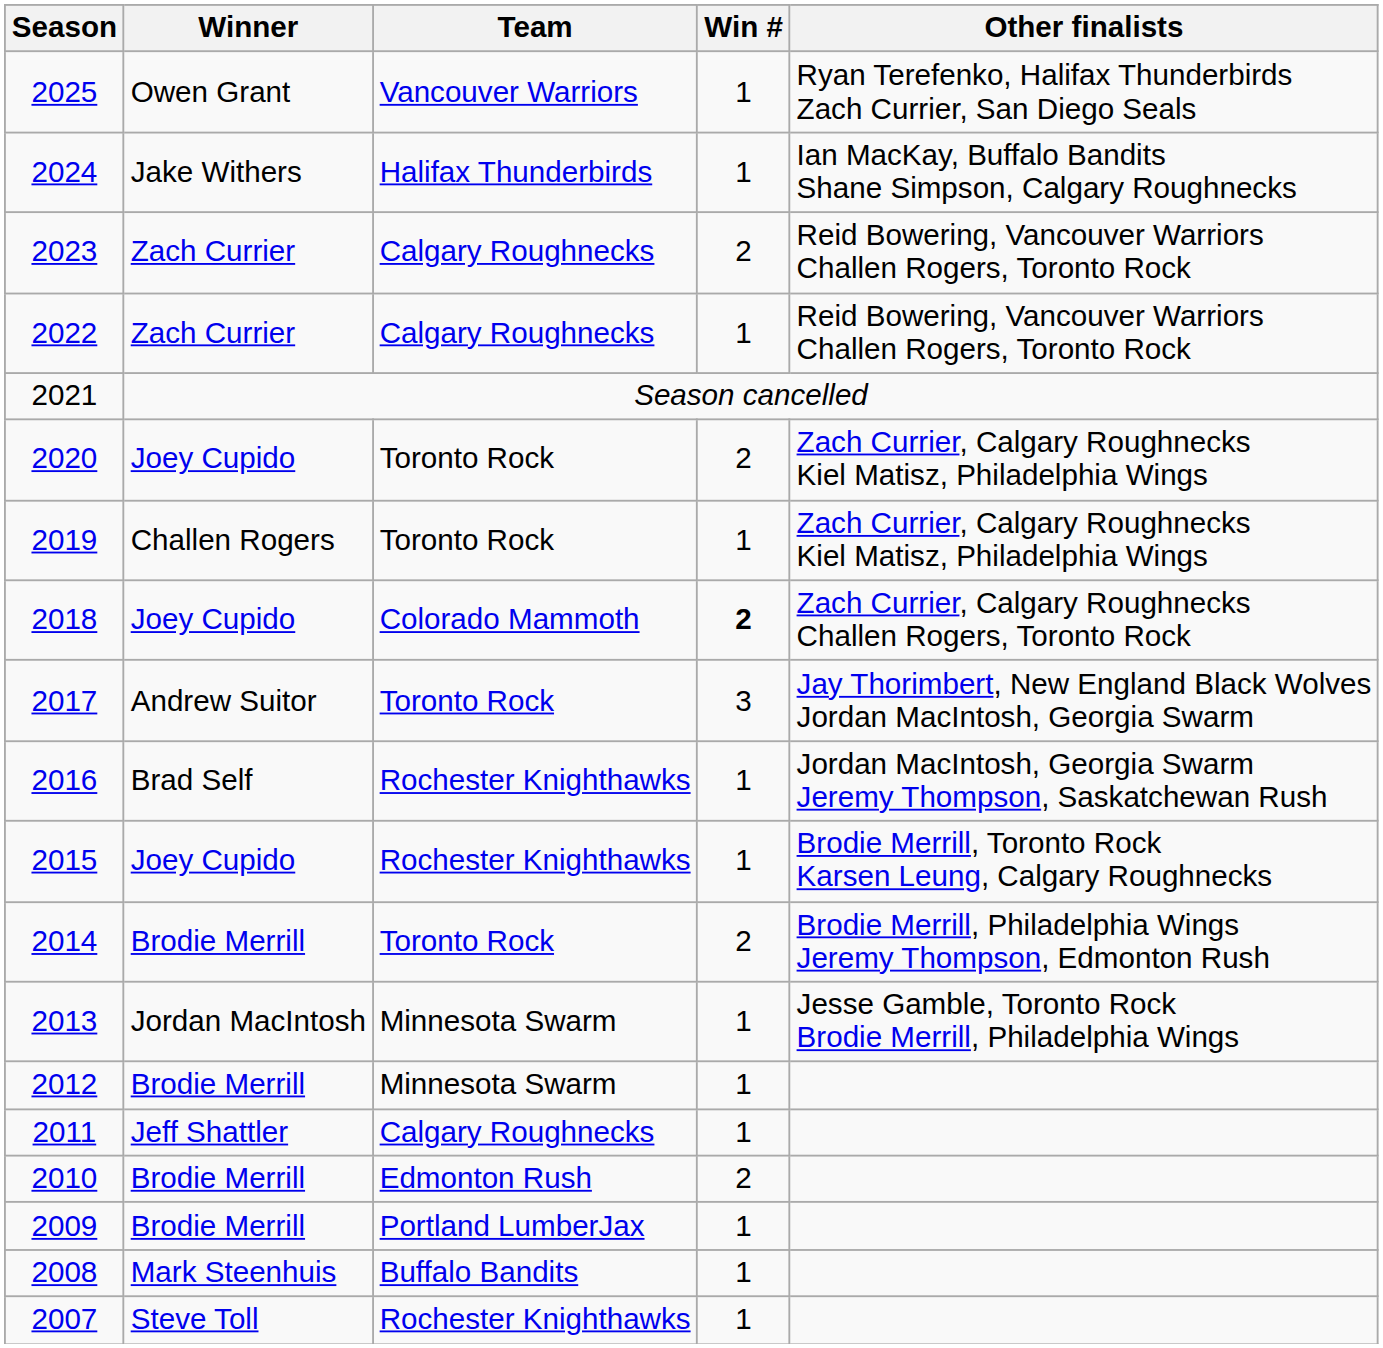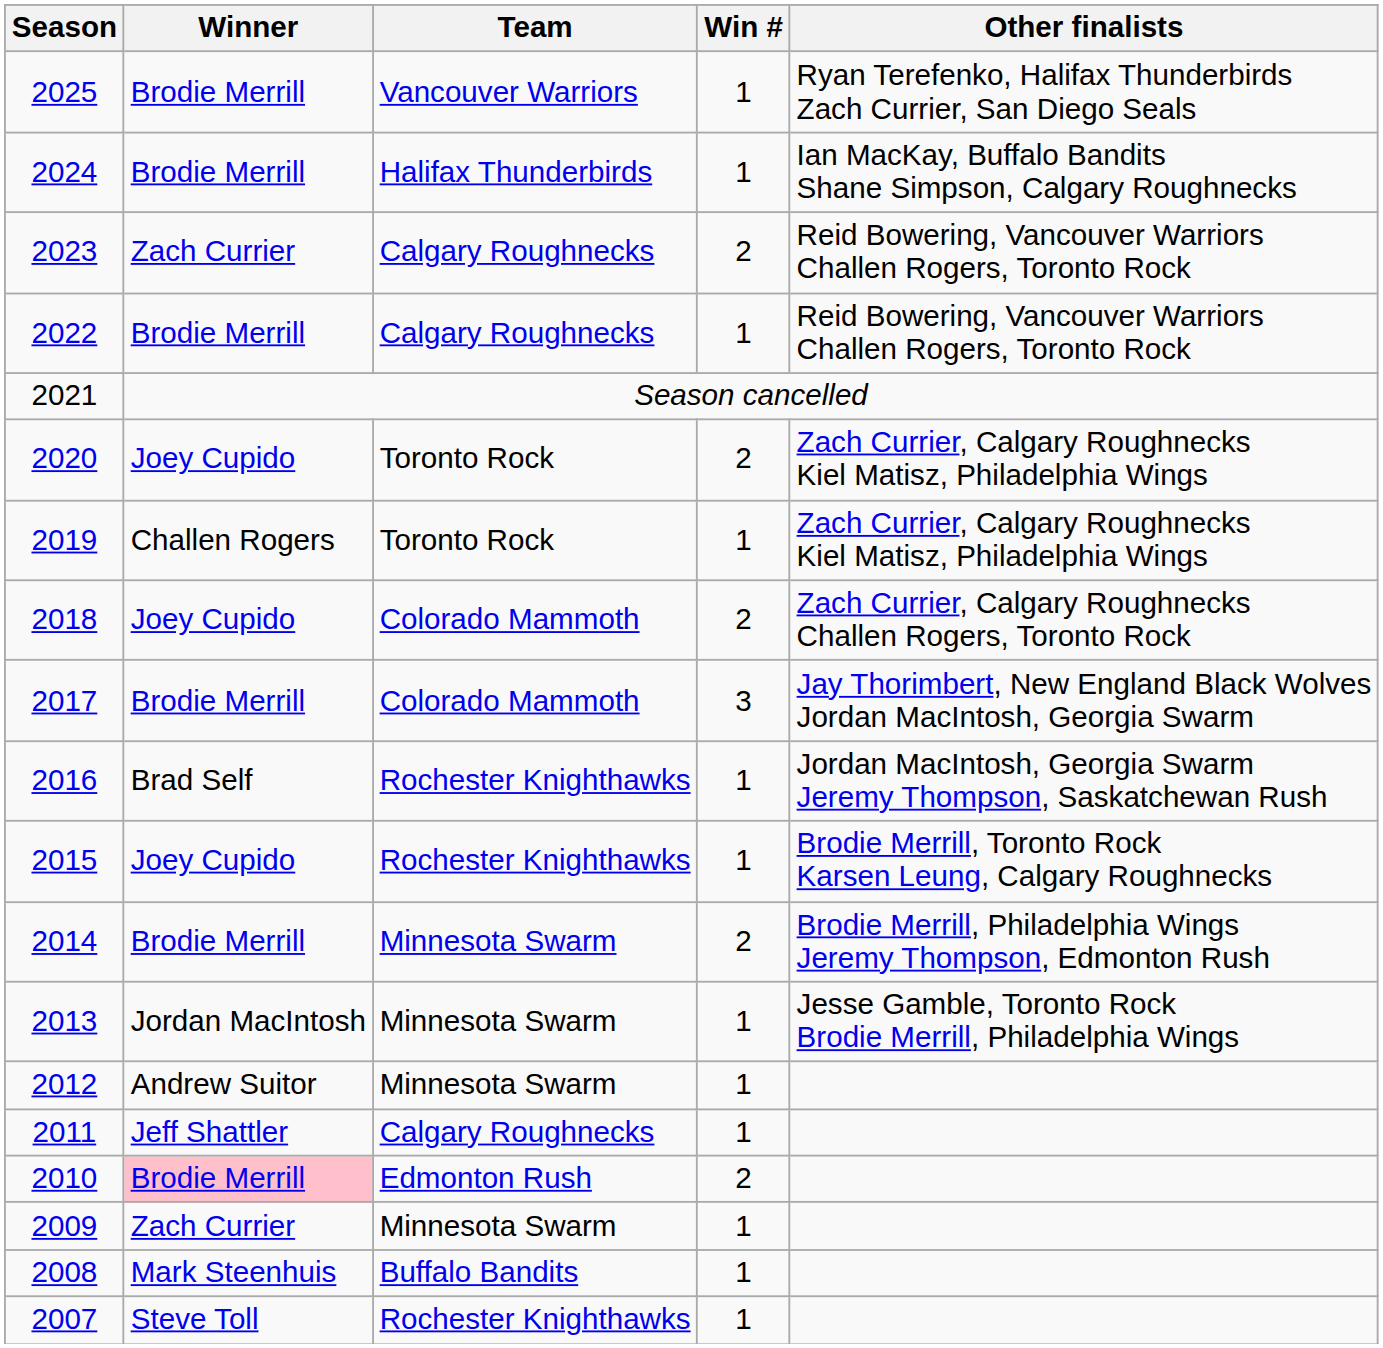(210, 91) Owen Grant -> (218, 91) Brodie Merrill
(216, 171) Jake Withers -> (218, 171) Brodie Merrill
(213, 332) Zach Currier -> (218, 332) Brodie Merrill
(744, 619) bold -> (744, 619) normal
(224, 700) Andrew Suitor -> (218, 700) Brodie Merrill
(467, 700) Toronto Rock -> (510, 700) Colorado Mammoth
(467, 940) Toronto Rock -> (498, 940) Minnesota Swarm
(218, 1084) Brodie Merrill -> (224, 1084) Andrew Suitor
(218, 1178) no background -> (218, 1178) pink background
(218, 1225) Brodie Merrill -> (213, 1225) Zach Currier
(512, 1225) Portland LumberJax -> (498, 1225) Minnesota Swarm
